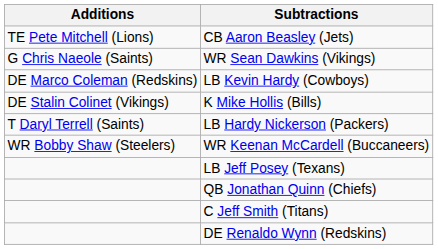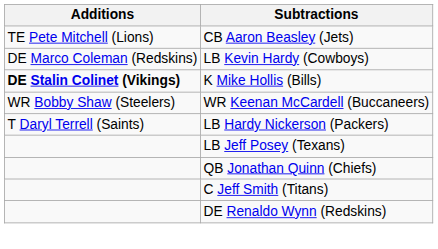- row: (289, 59)
(88, 102) normal -> (94, 80) bold
rows swapped: (316, 146) <-> (296, 124)
